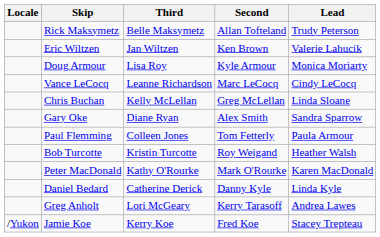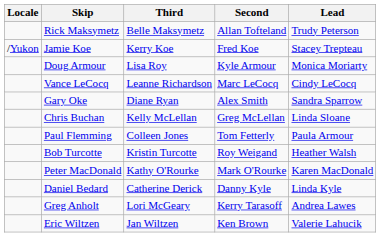rows swapped: (72, 48) <-> (67, 223)
rows swapped: (65, 118) <-> (74, 100)
